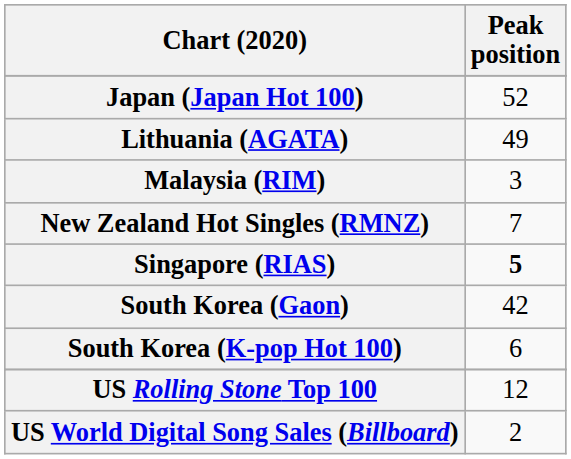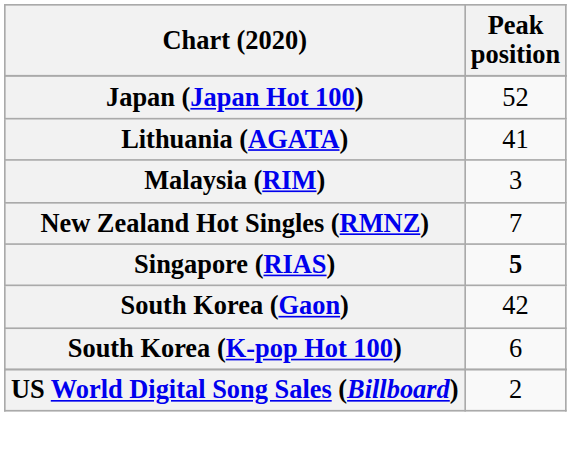(516, 138) 49 -> (516, 138) 41
- row: (235, 390)
